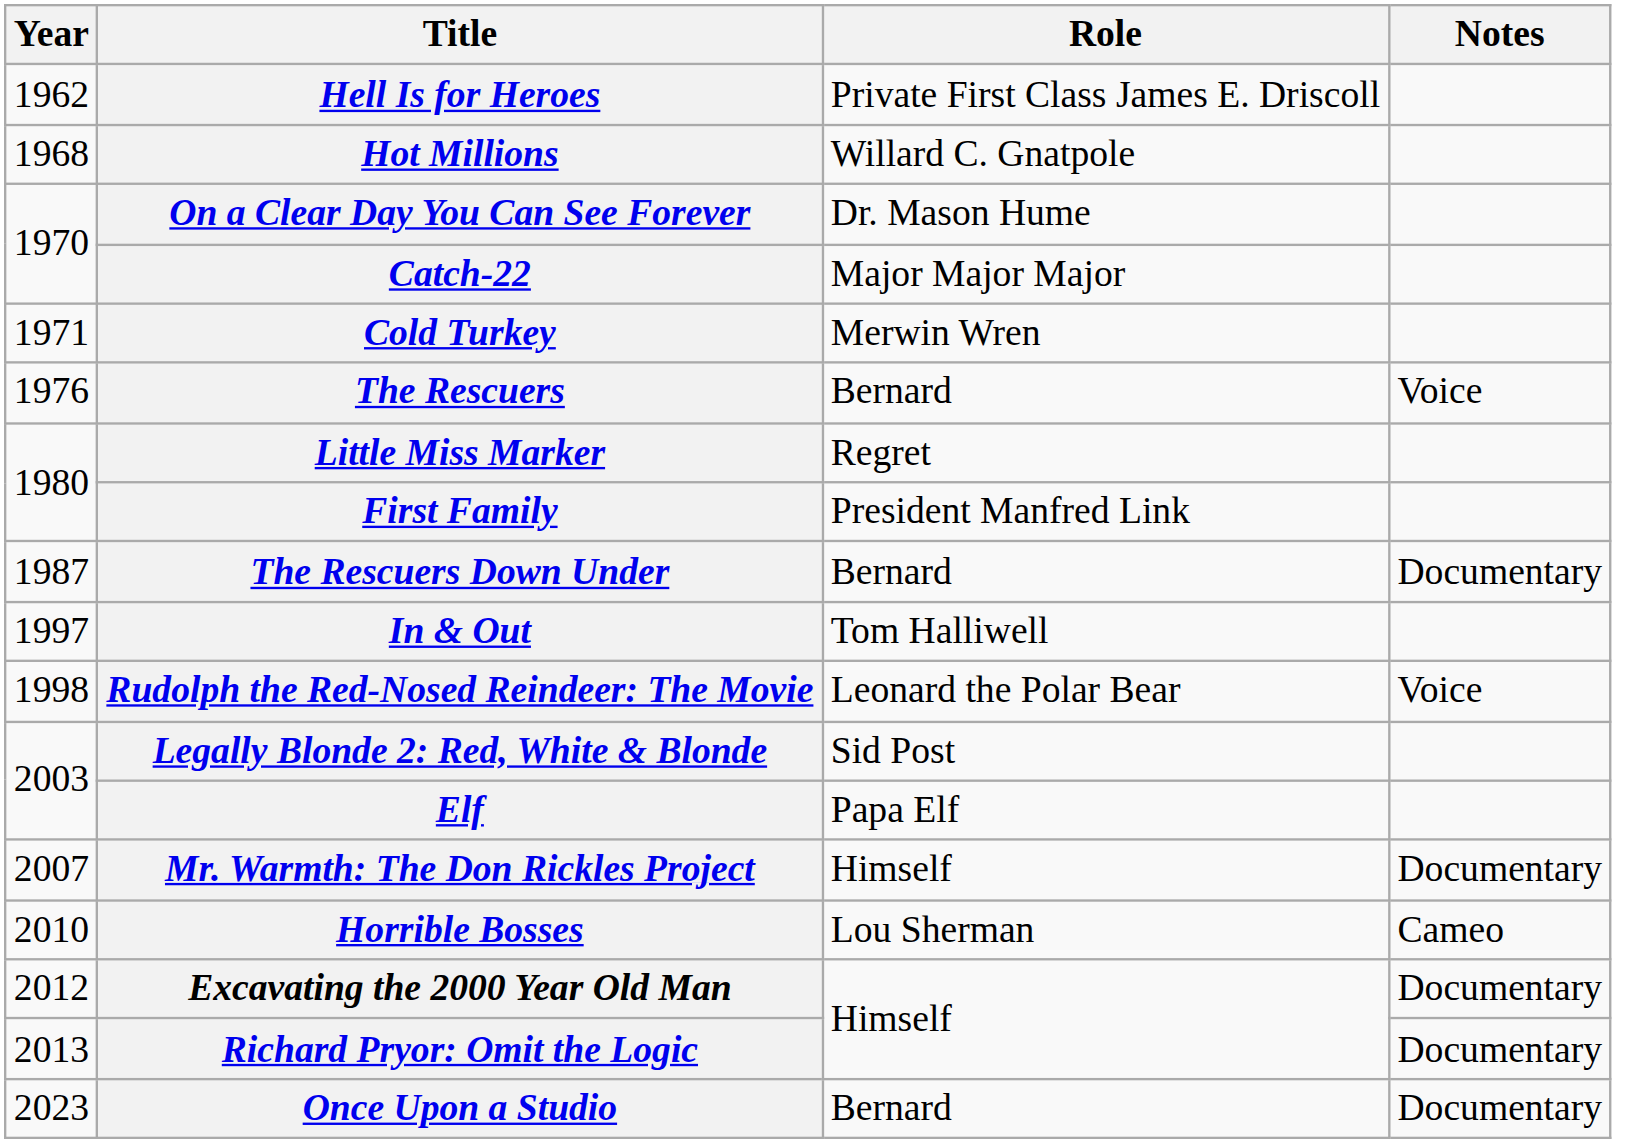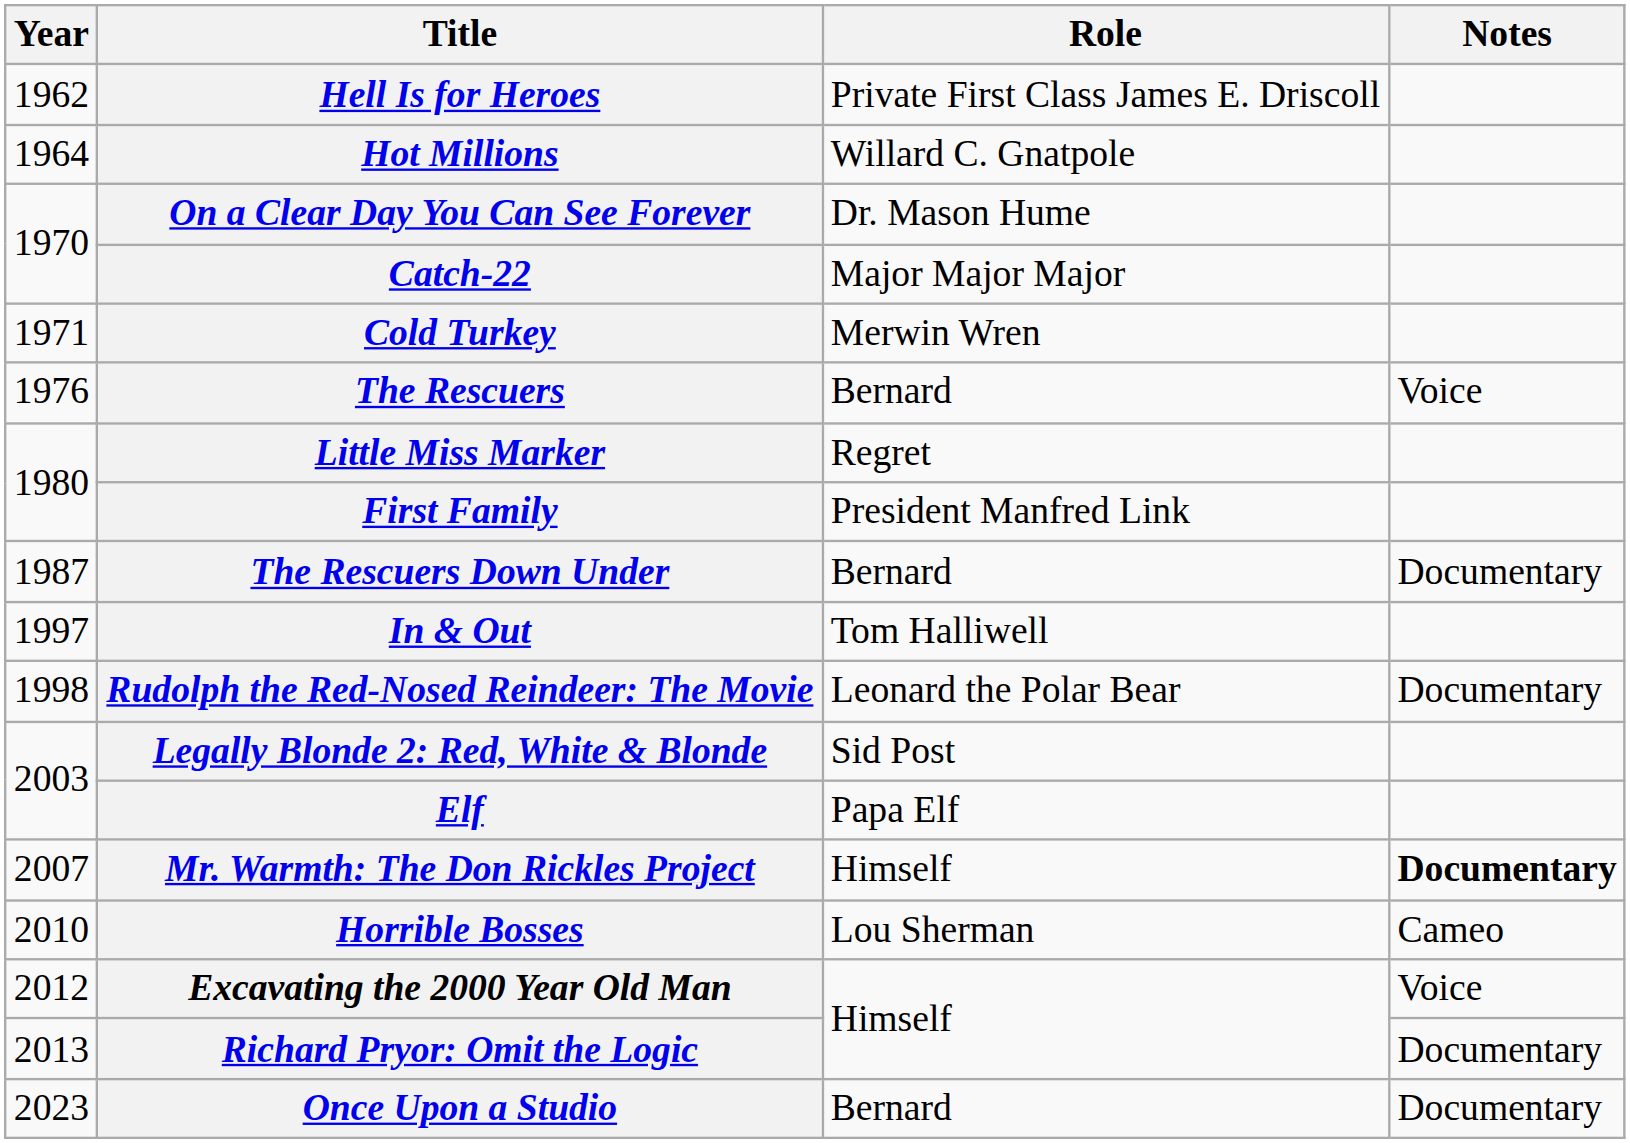(51, 153) 1968 -> (51, 153) 1964
(1440, 690) Voice -> (1500, 690) Documentary
(1500, 869) normal -> (1507, 869) bold
(1500, 988) Documentary -> (1440, 988) Voice
